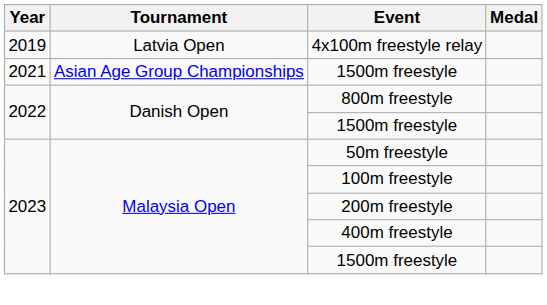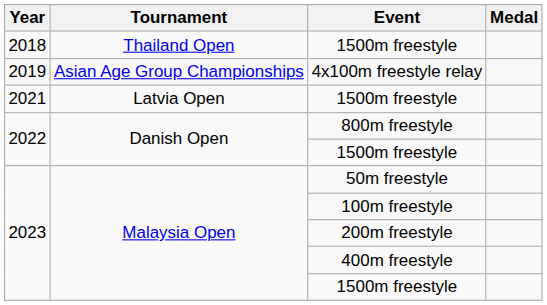+ row: (27, 44)
(179, 44) Latvia Open -> (179, 71) Asian Age Group Championships
(179, 71) Asian Age Group Championships -> (179, 98) Latvia Open
